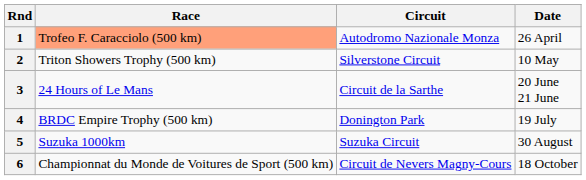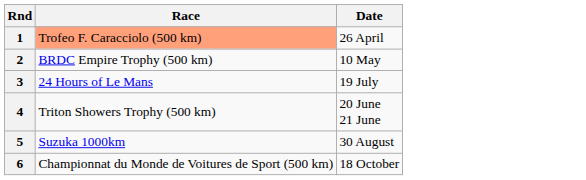- column: (425, 15)
(127, 60) Triton Showers Trophy (500 km) -> (125, 60) BRDC Empire Trophy (500 km)
(538, 90) 20 June 21 June -> (359, 82) 19 July
(125, 120) BRDC Empire Trophy (500 km) -> (127, 112) Triton Showers Trophy (500 km)
(537, 120) 19 July -> (360, 112) 20 June 21 June
